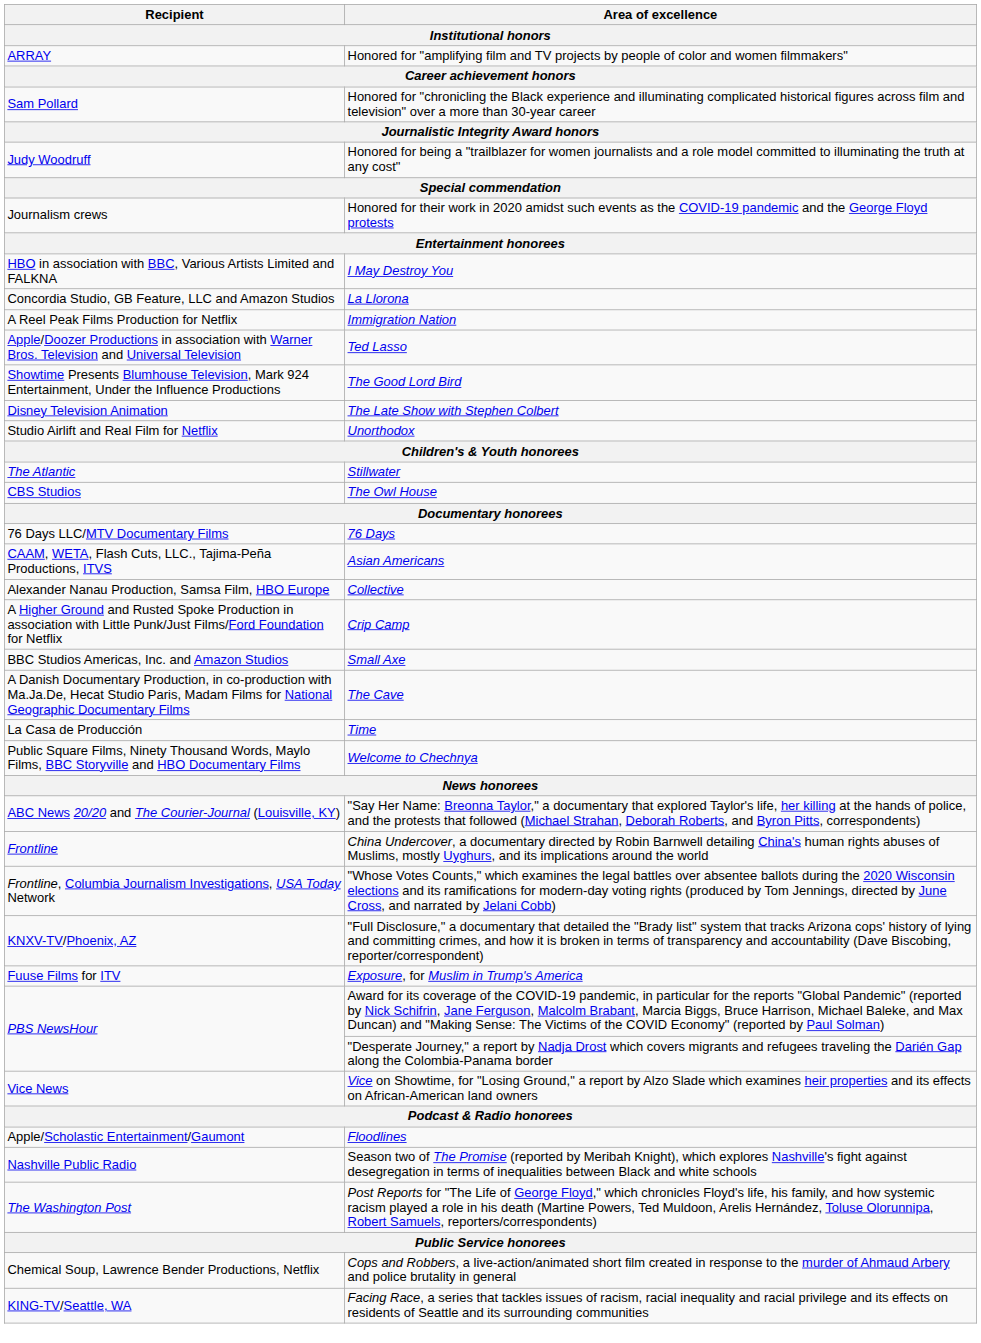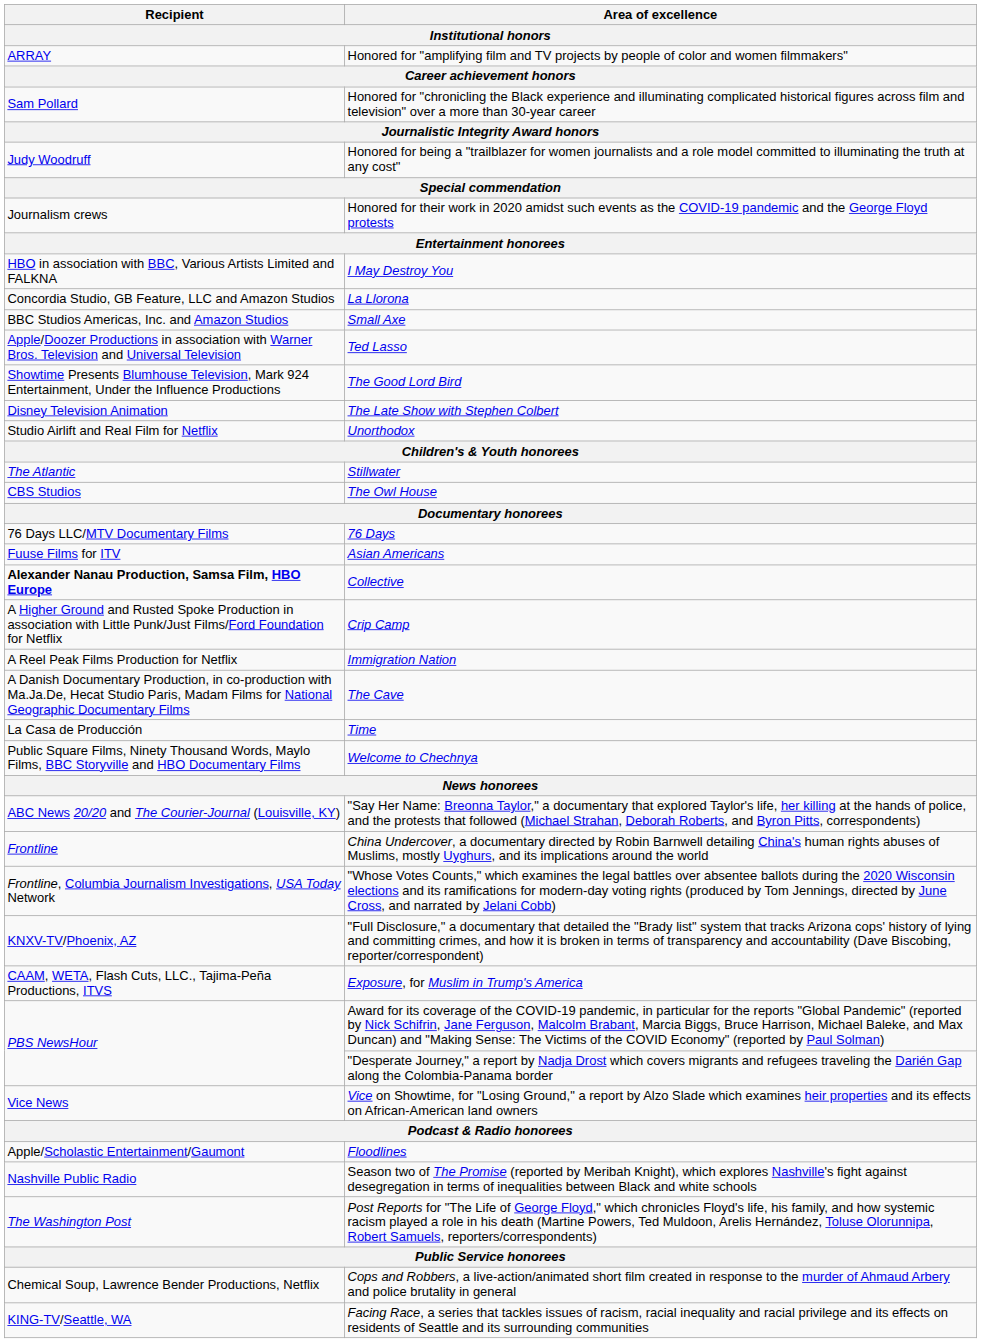rows swapped: (376, 659) <-> (402, 319)
(139, 561) CAAM, WETA, Flash Cuts, LLC., Tajima-Peña Productions, ITVS -> (64, 554) Fuuse Films for ITV
(168, 589) normal -> (154, 582) bold
(64, 976) Fuuse Films for ITV -> (139, 983) CAAM, WETA, Flash Cuts, LLC., Tajima-Peña Productions, ITVS
